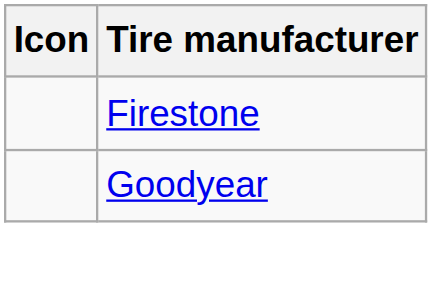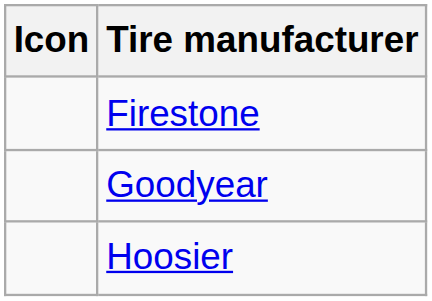+ row: (170, 257)
